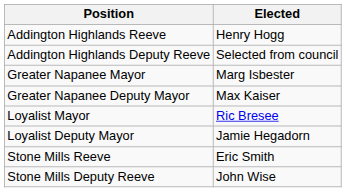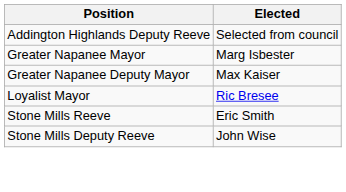- row: (87, 34)
- row: (71, 136)
